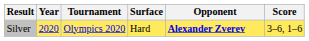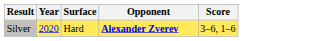- column: (94, 12)
